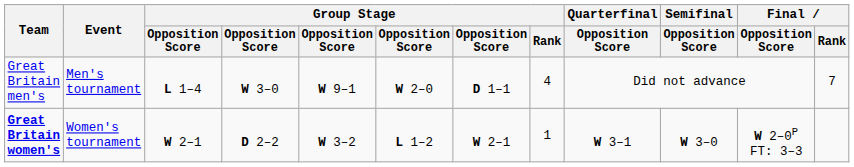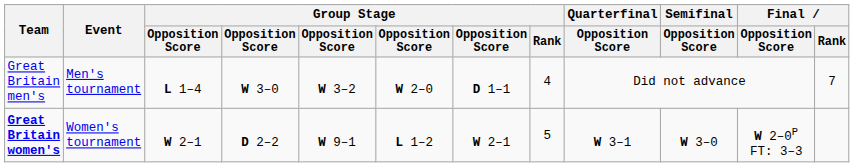(337, 90) W 9–1 -> (337, 90) W 3–2
(337, 142) W 3–2 -> (337, 142) W 9–1
(547, 135) 1 -> (547, 135) 5
